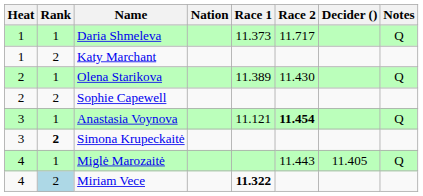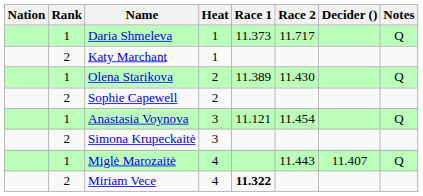columns swapped: (21, 14) <-> (210, 14)
(297, 118) bold -> (297, 118) normal
(56, 139) bold -> (67, 139) normal
(350, 160) 11.405 -> (350, 160) 11.407
(56, 181) lightblue background -> (67, 181) no background
